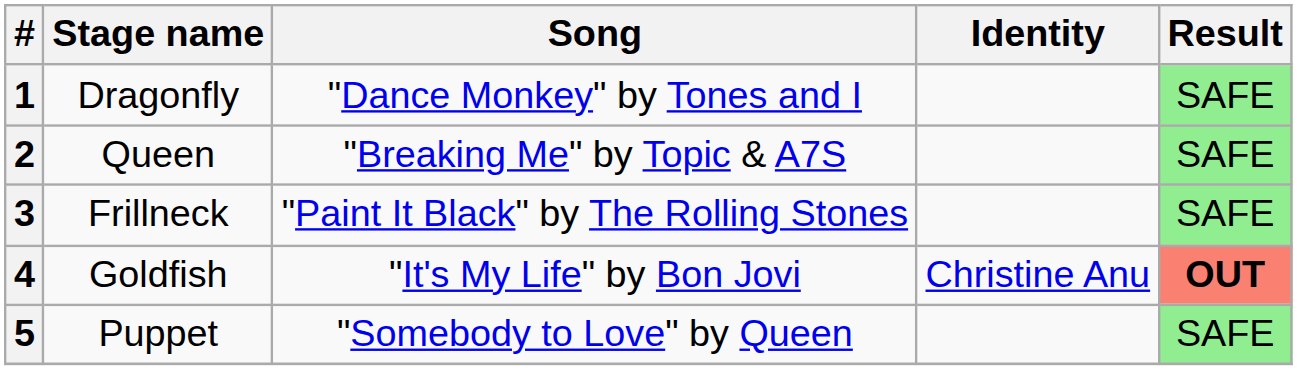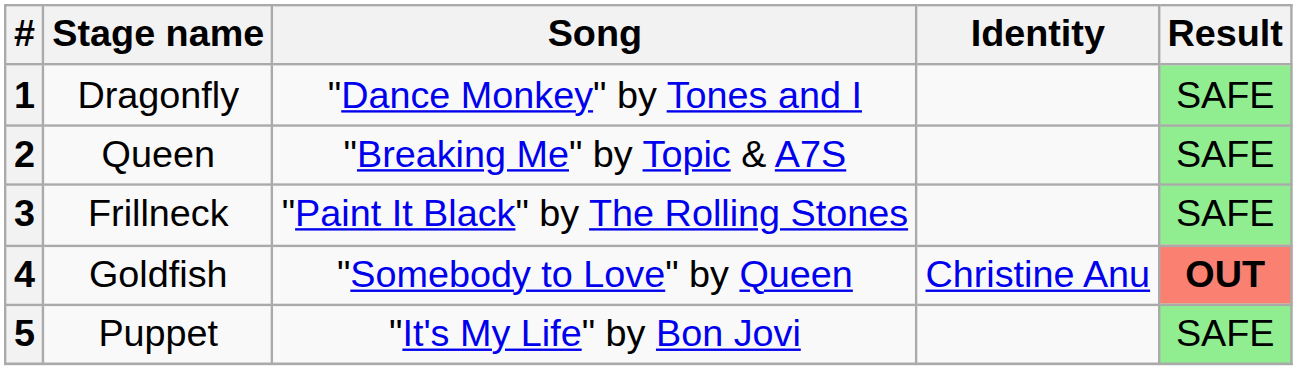(595, 273) "It's My Life" by Bon Jovi -> (595, 273) "Somebody to Love" by Queen
(595, 333) "Somebody to Love" by Queen -> (595, 333) "It's My Life" by Bon Jovi
